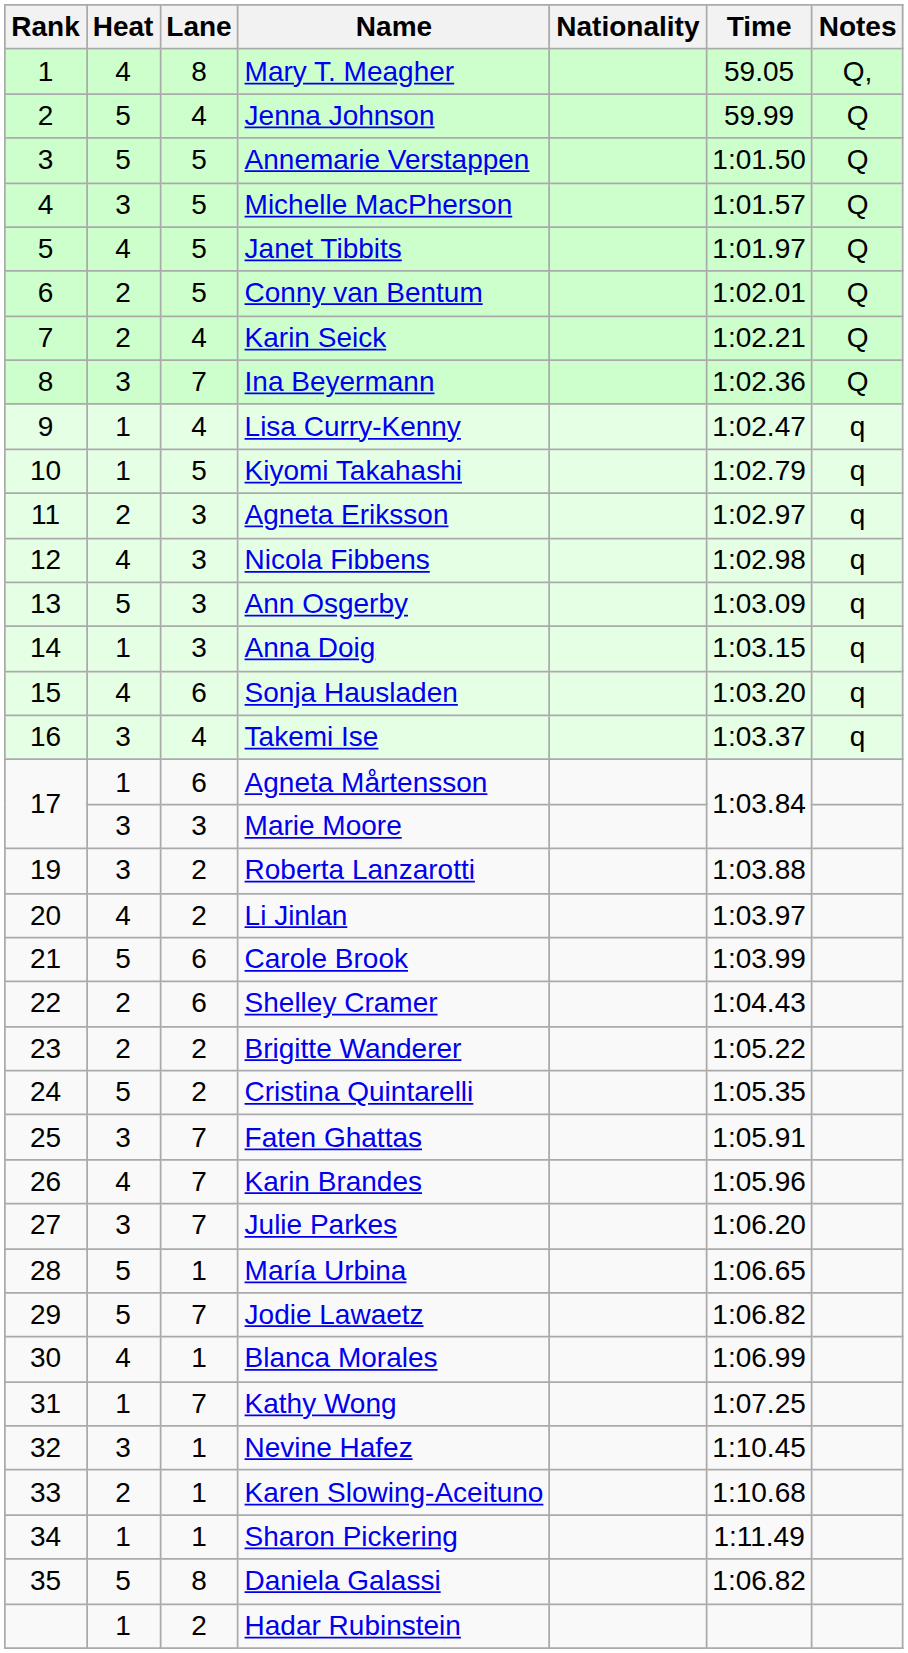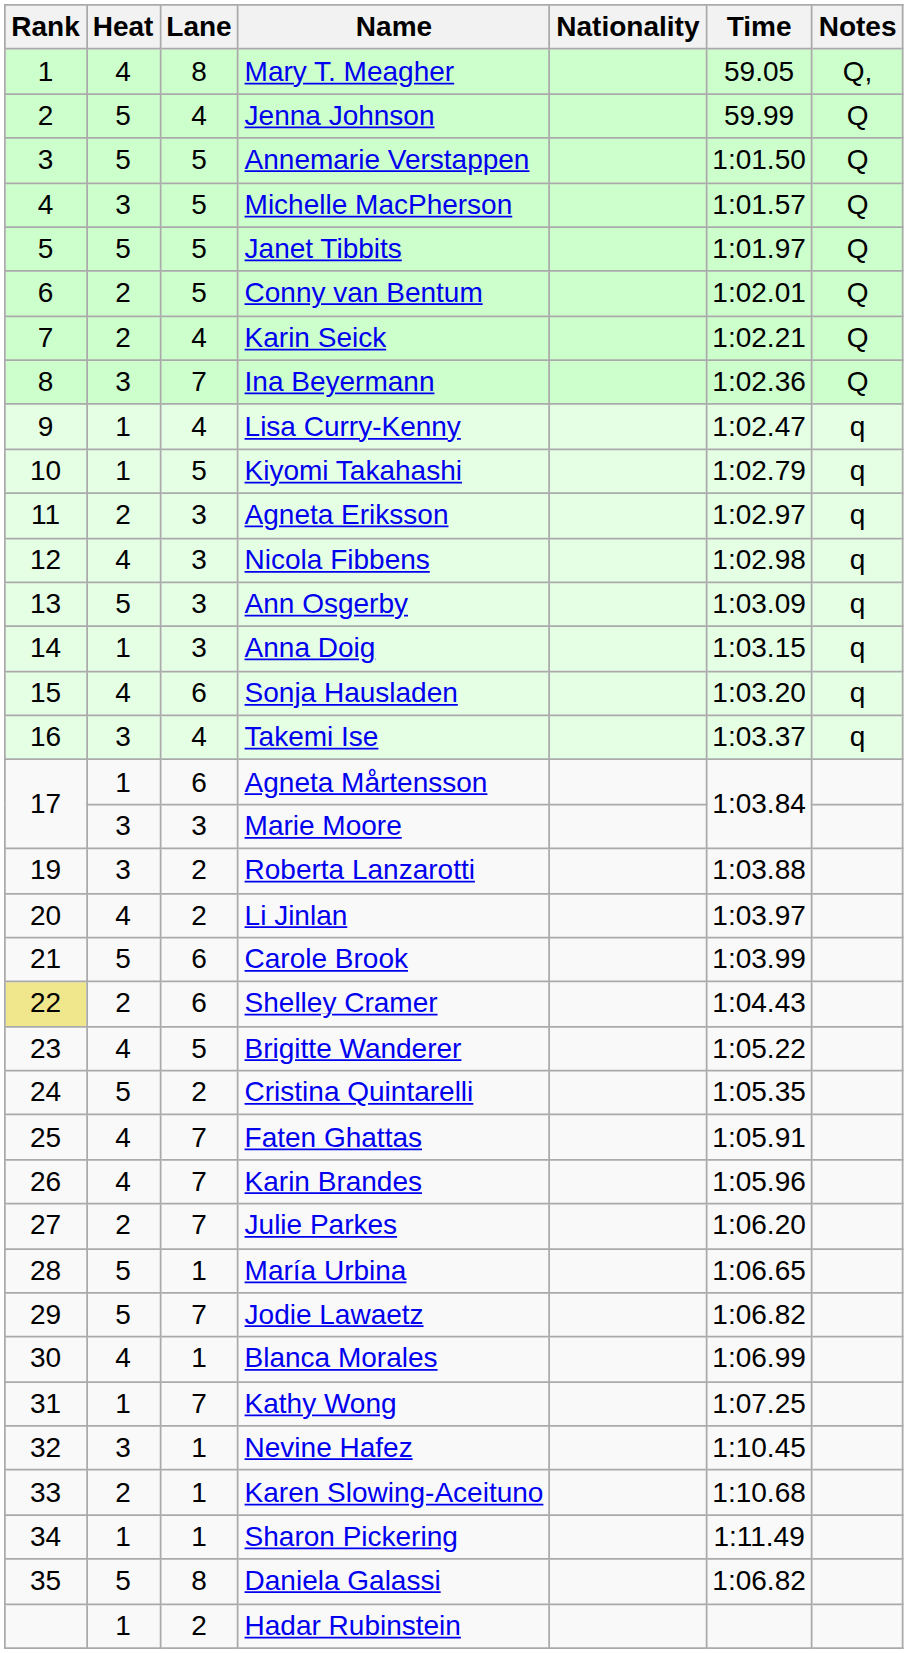(123, 248) 4 -> (123, 248) 5
(46, 1003) no background -> (46, 1003) khaki background
(123, 1048) 2 -> (123, 1048) 4
(199, 1048) 2 -> (199, 1048) 5
(123, 1136) 3 -> (123, 1136) 4
(123, 1225) 3 -> (123, 1225) 2
